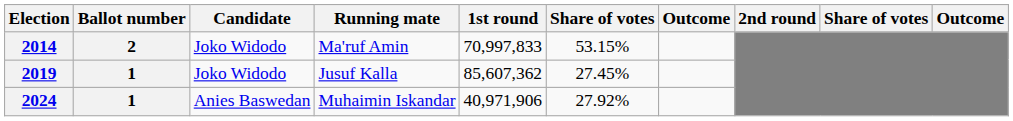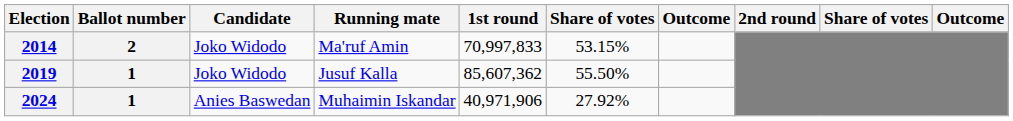(602, 73) 27.45% -> (602, 73) 55.50%
